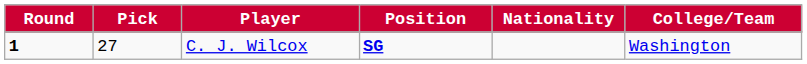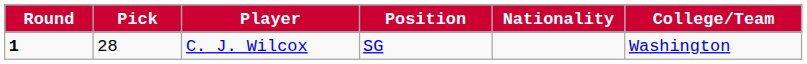(107, 46) 27 -> (107, 46) 28
(373, 46) bold -> (373, 46) normal
